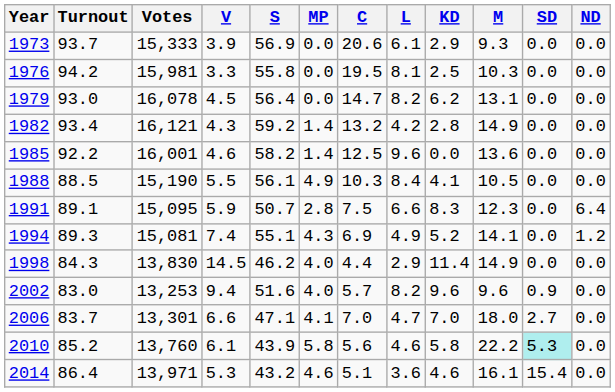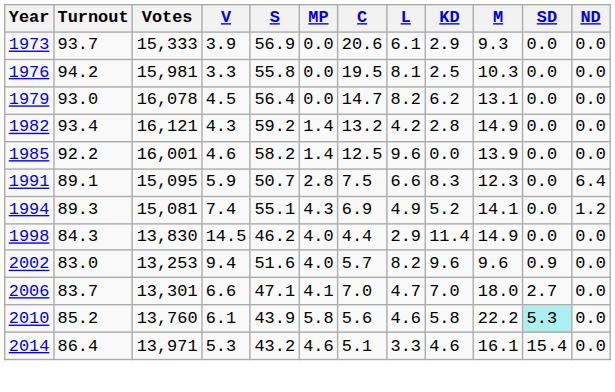(498, 155) 13.6 -> (498, 155) 13.9
- row: (29, 183)
(406, 374) 3.6 -> (406, 346) 3.3
